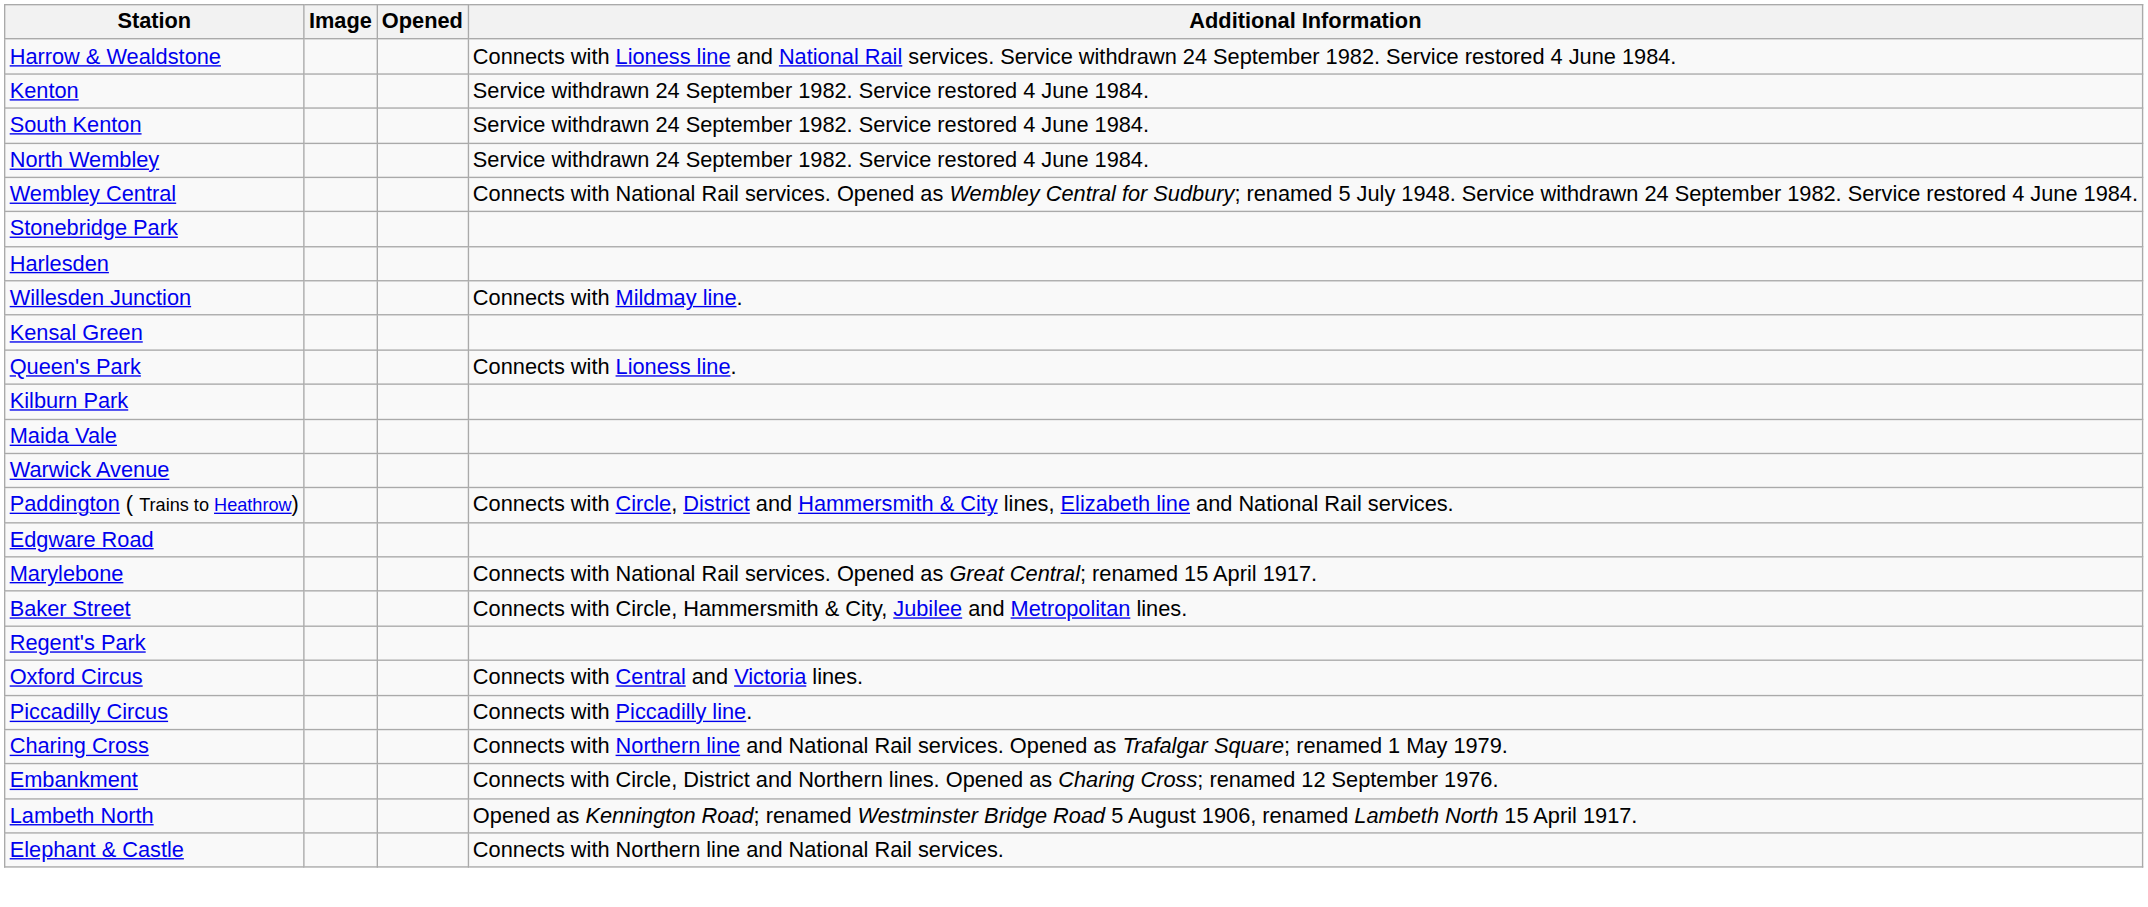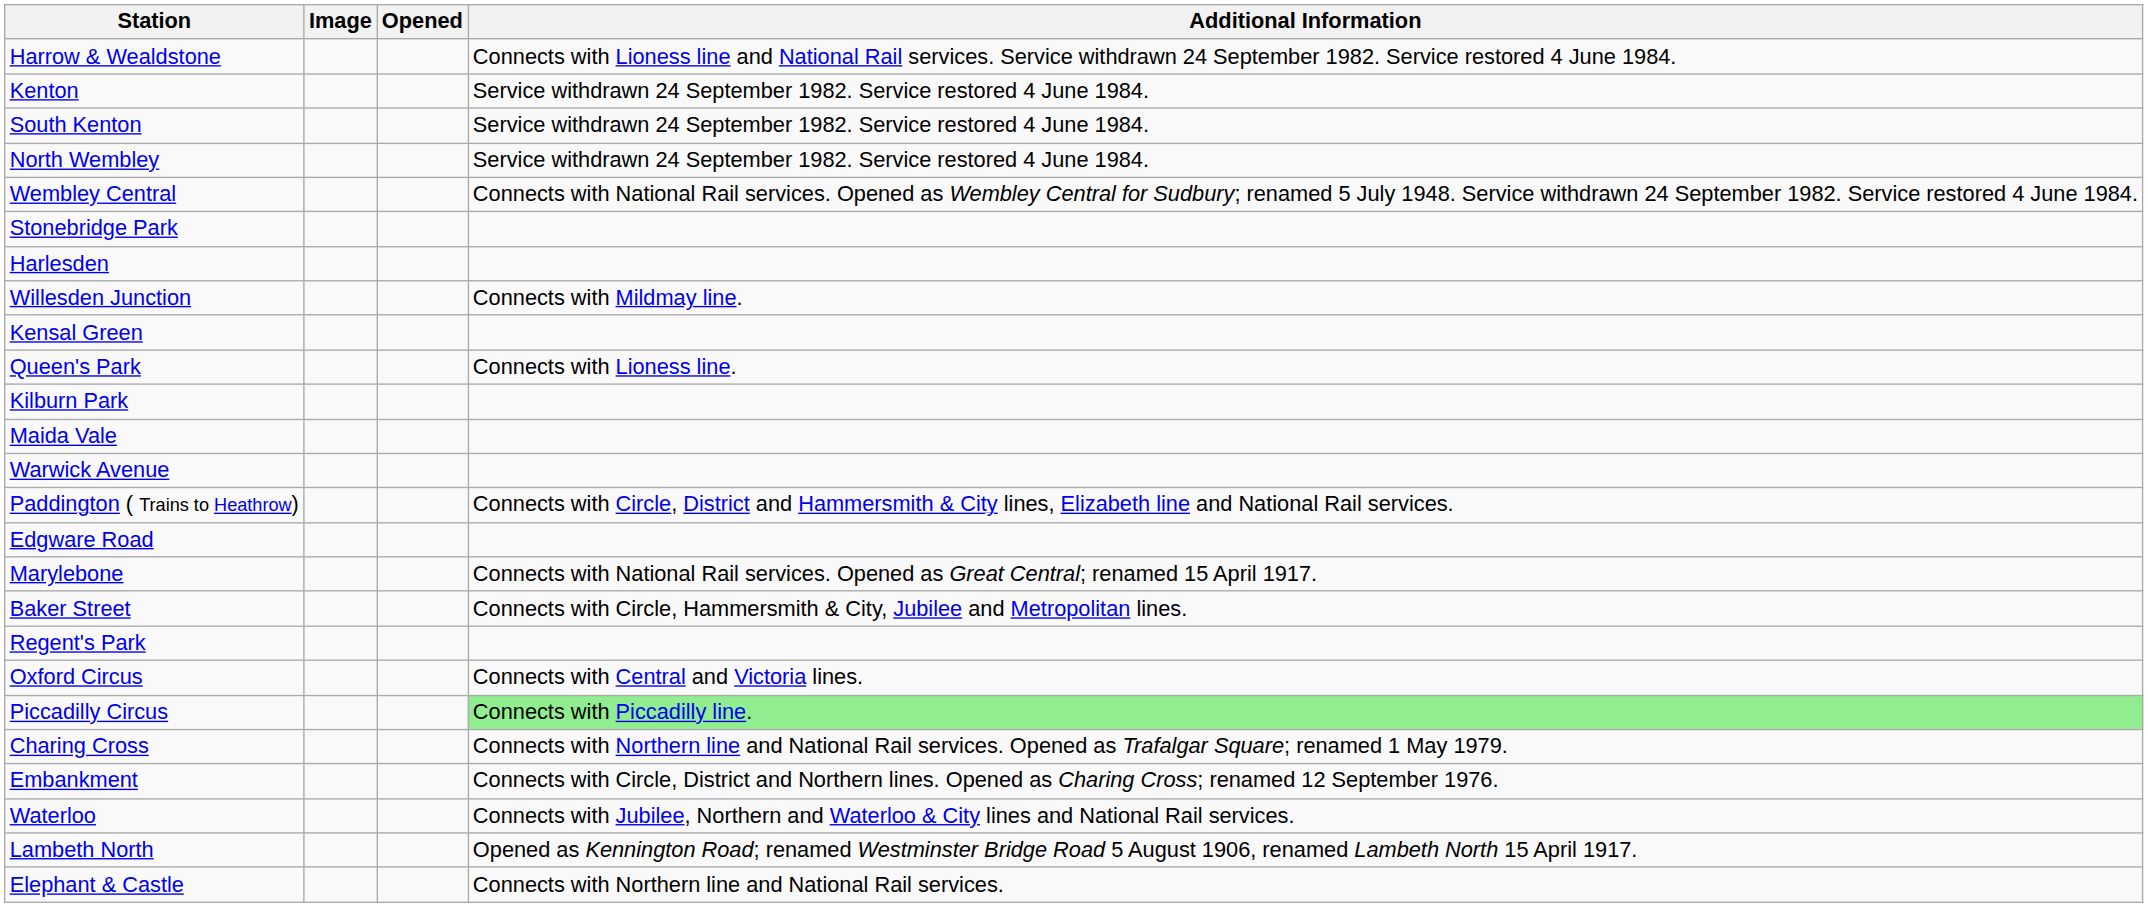(613, 711) no background -> (613, 711) lightgreen background
+ row: (53, 815)
